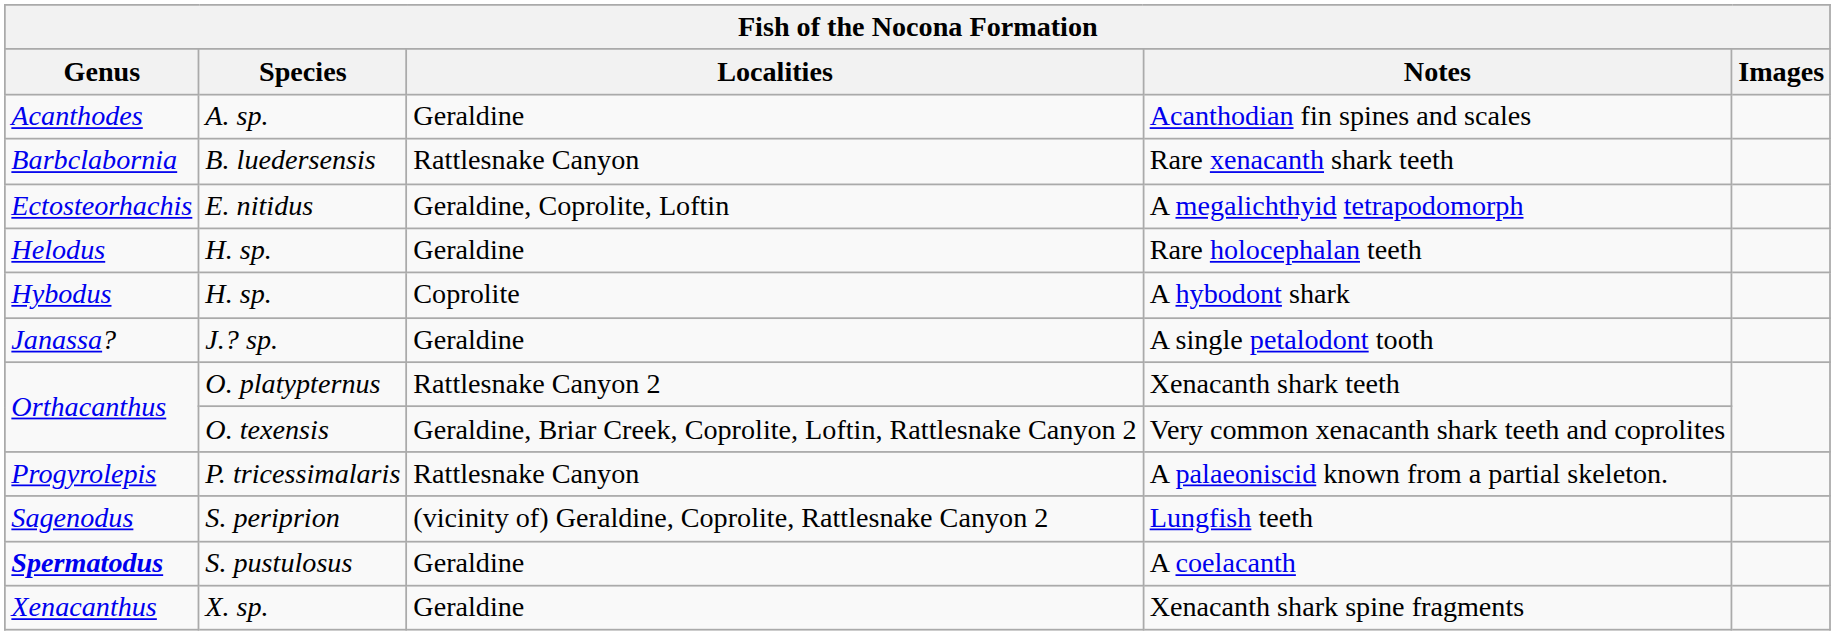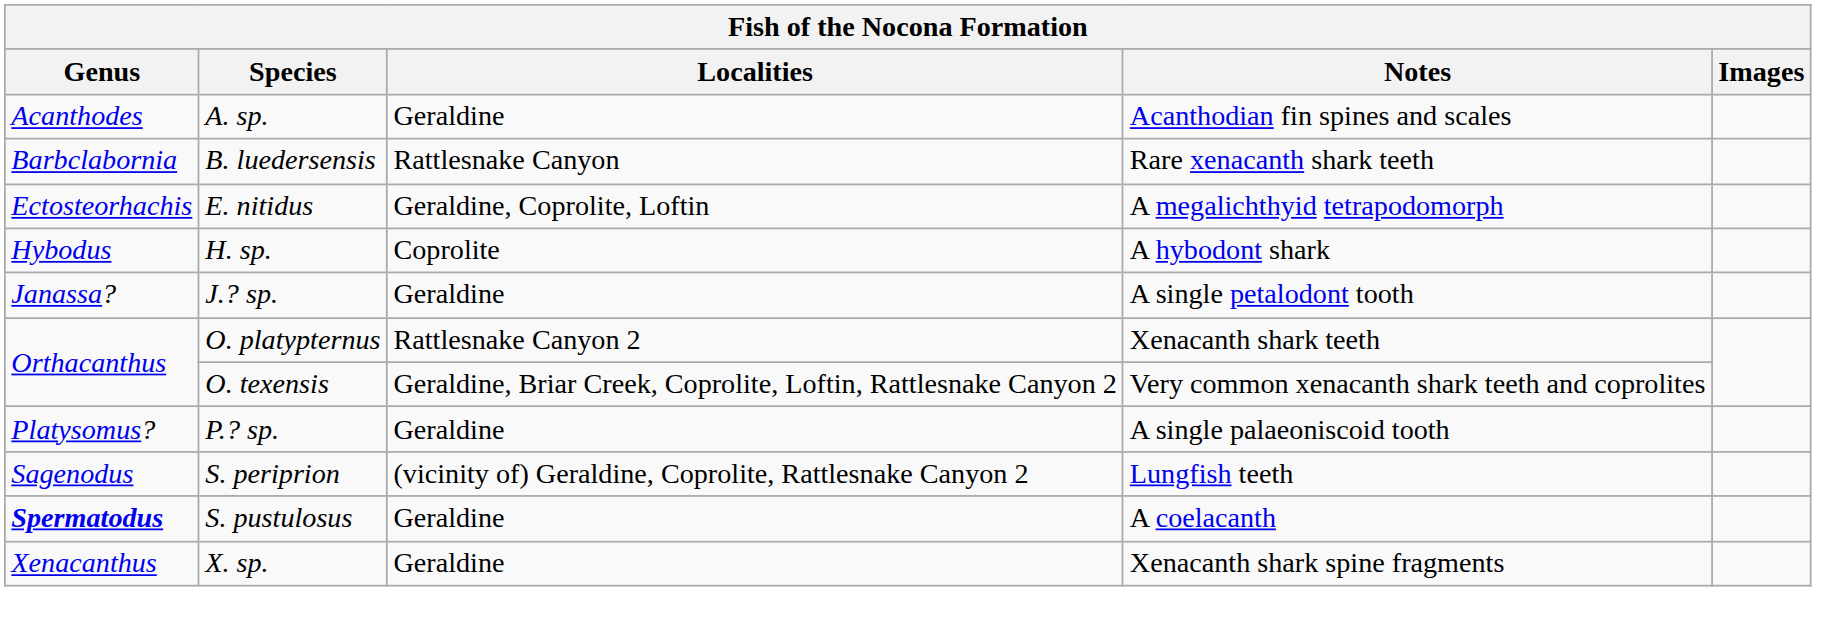- row: (1286, 250)
+ row: (1290, 428)
- row: (1409, 473)
